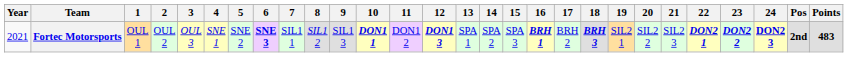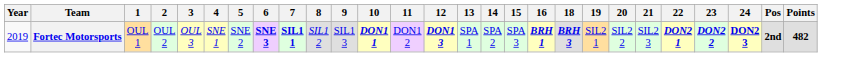- column: (567, 12)
(18, 36) 2021 -> (18, 36) 2019
(292, 36) normal -> (292, 36) bold
(826, 36) 483 -> (801, 36) 482
